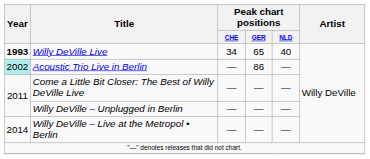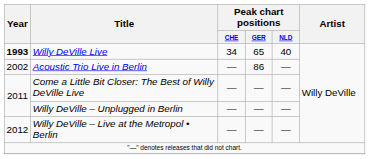(17, 67) paleturquoise background -> (17, 67) no background
(17, 129) 2014 -> (17, 129) 2012
